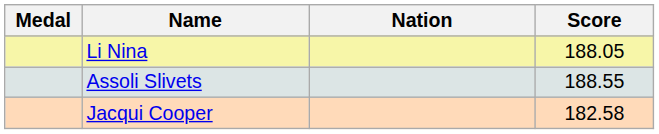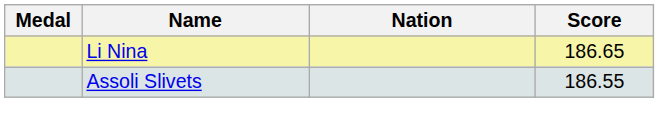(594, 51) 188.05 -> (594, 51) 186.65
(594, 82) 188.55 -> (594, 82) 186.55
- row: (150, 113)
